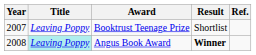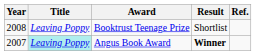(16, 27) 2007 -> (16, 27) 2008
(16, 43) 2008 -> (16, 43) 2007
